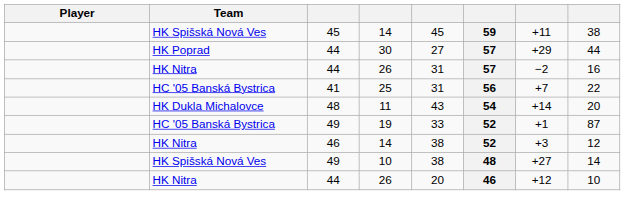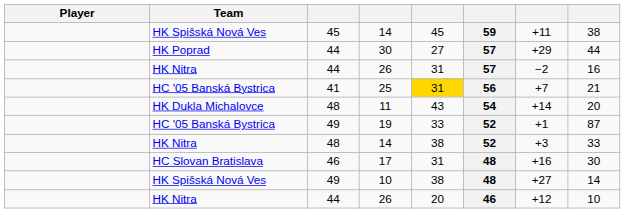(437, 87) no background -> (437, 87) gold background
(594, 87) 22 -> (594, 87) 21
(333, 143) 46 -> (333, 143) 48
(594, 143) 12 -> (594, 143) 33
+ row: (208, 161)
